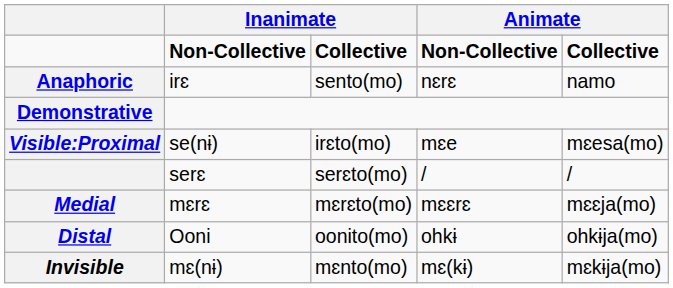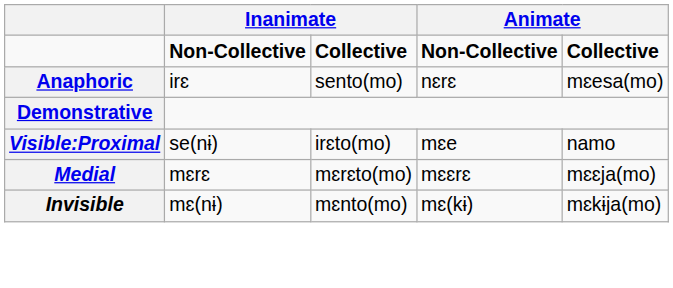(591, 81) namo -> (615, 81) mɛesa(mo)
(615, 143) mɛesa(mo) -> (591, 143) namo
- row: (187, 174)
- row: (190, 236)
